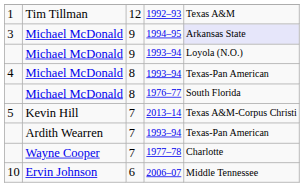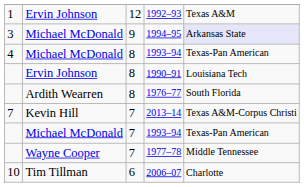(57, 14) Tim Tillman -> (61, 14) Ervin Johnson
- row: (132, 53)
+ row: (132, 73)
(74, 93) Michael McDonald -> (64, 93) Ardith Wearren
(10, 113) 5 -> (10, 113) 7
(64, 133) Ardith Wearren -> (74, 133) Michael McDonald
(205, 152) Charlotte -> (222, 152) Middle Tennessee
(61, 172) Ervin Johnson -> (57, 172) Tim Tillman
(222, 172) Middle Tennessee -> (205, 172) Charlotte
